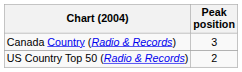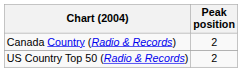(214, 42) 3 -> (214, 42) 2
